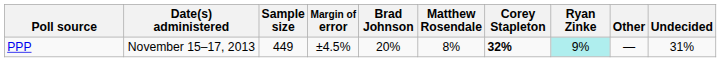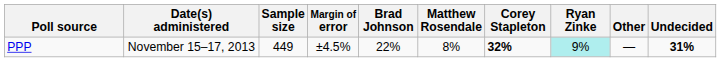(388, 47) 20% -> (388, 47) 22%
(682, 47) normal -> (682, 47) bold
